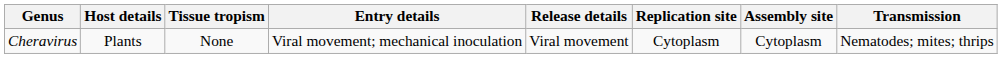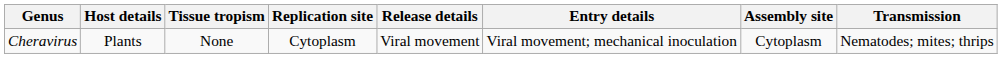columns swapped: (397, 16) <-> (686, 16)
